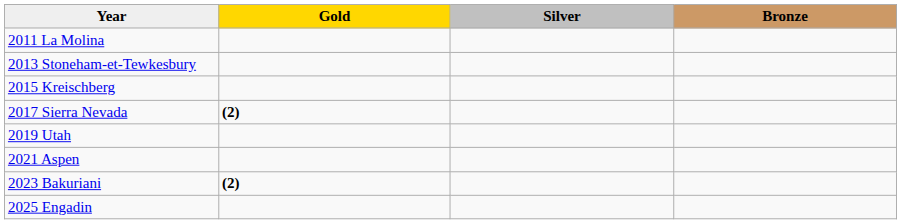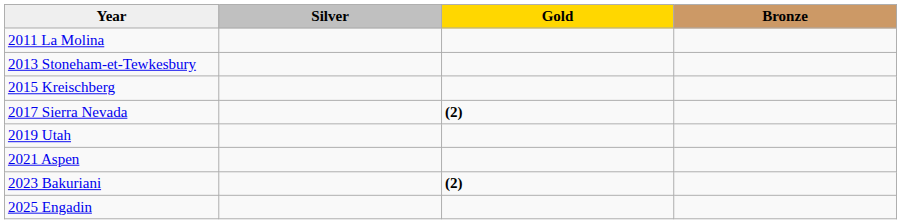columns swapped: (335, 16) <-> (562, 16)
